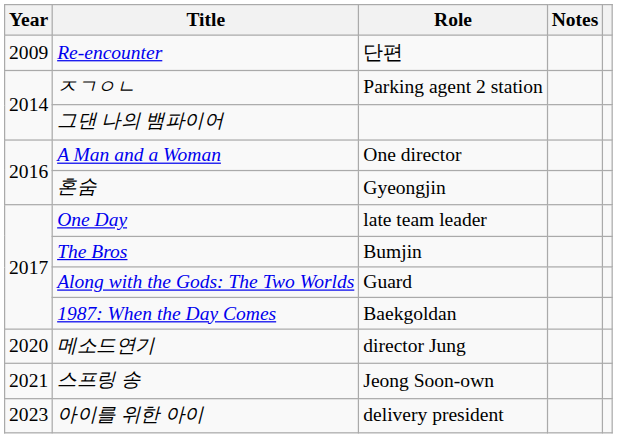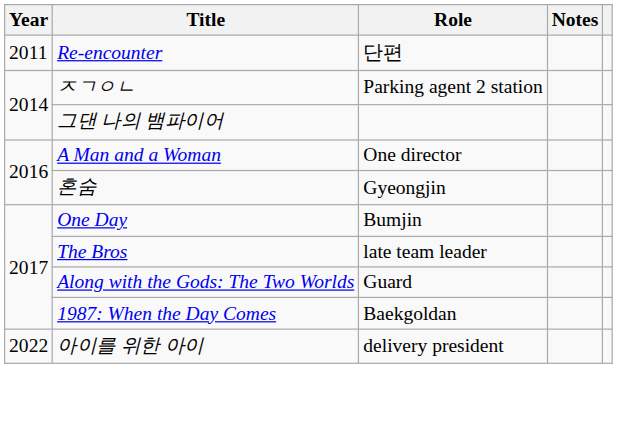(29, 52) 2009 -> (28, 52) 2011
(425, 220) late team leader -> (393, 220) Bumjin
(393, 251) Bumjin -> (425, 251) late team leader
- row: (106, 345)
- row: (99, 380)
(29, 415) 2023 -> (29, 346) 2022
